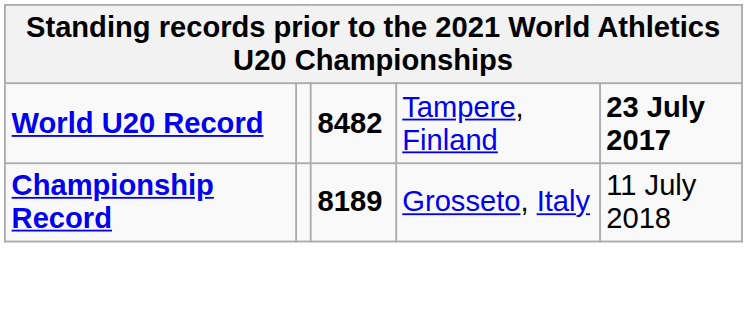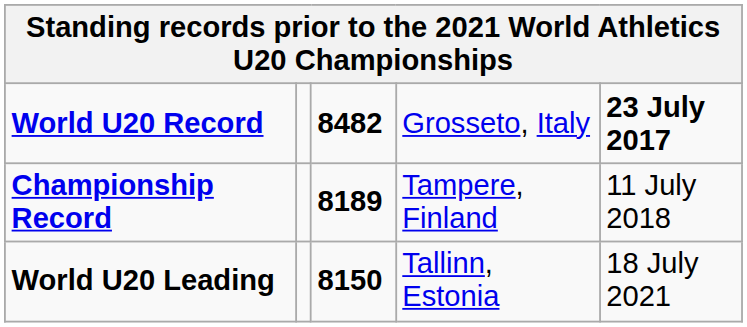(463, 122) Tampere, Finland -> (496, 122) Grosseto, Italy
(496, 201) Grosseto, Italy -> (463, 201) Tampere, Finland
+ row: (143, 280)
